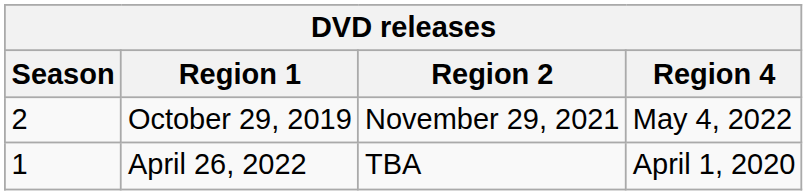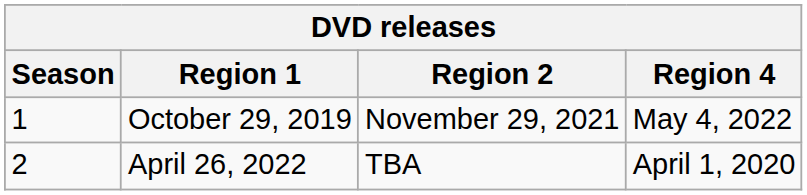(20, 119) 2 -> (20, 119) 1
(20, 165) 1 -> (20, 165) 2
